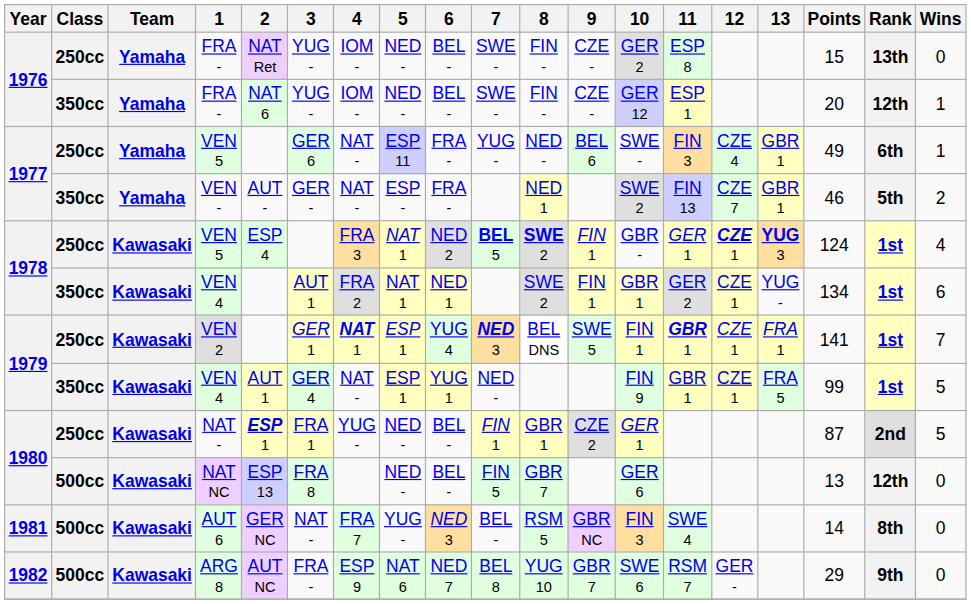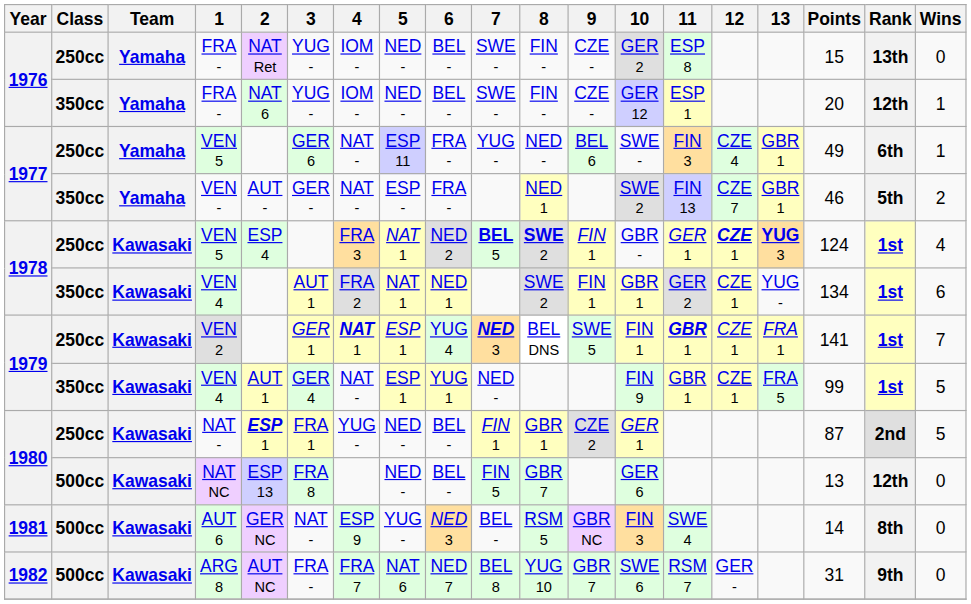(357, 528) FRA 7 -> (357, 528) ESP 9
(357, 575) ESP 9 -> (357, 575) FRA 7
(834, 575) 29 -> (834, 575) 31
